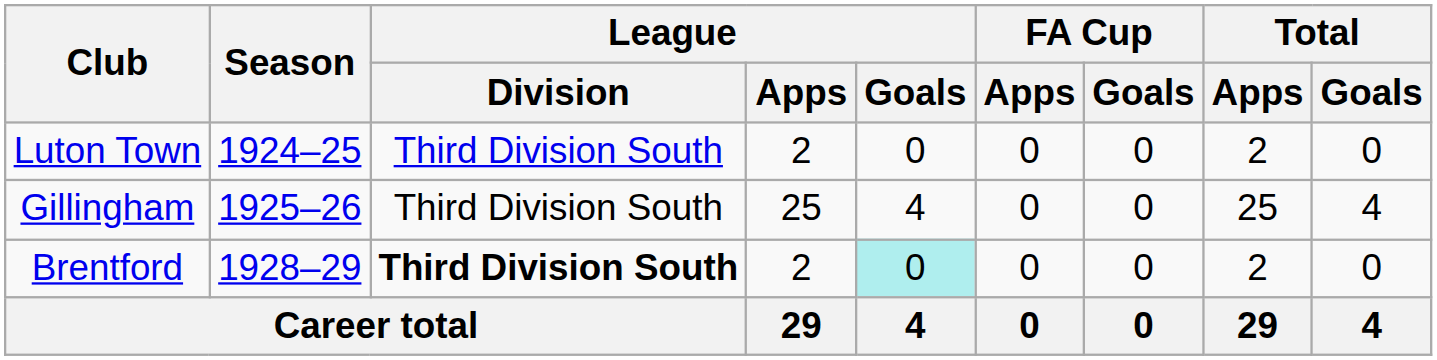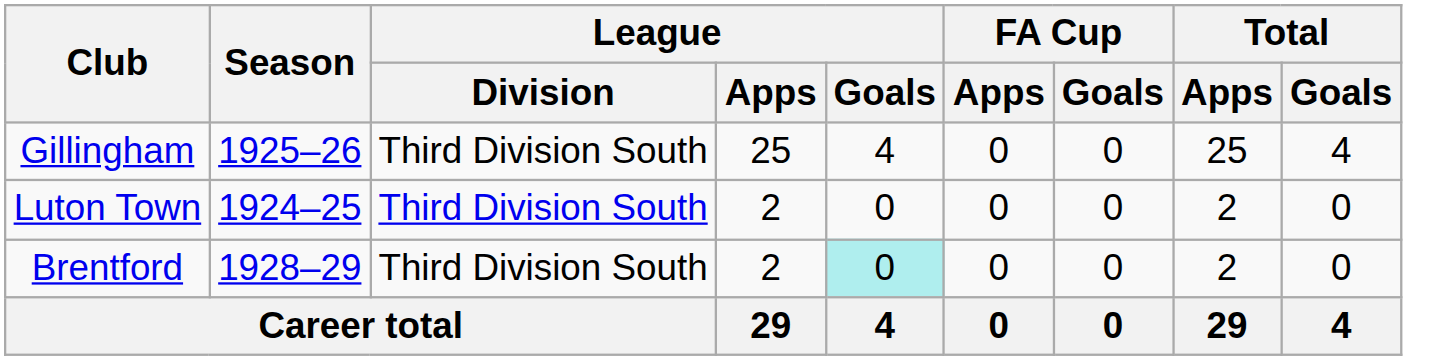rows swapped: (107, 150) <-> (107, 208)
(558, 267) bold -> (543, 267) normal
